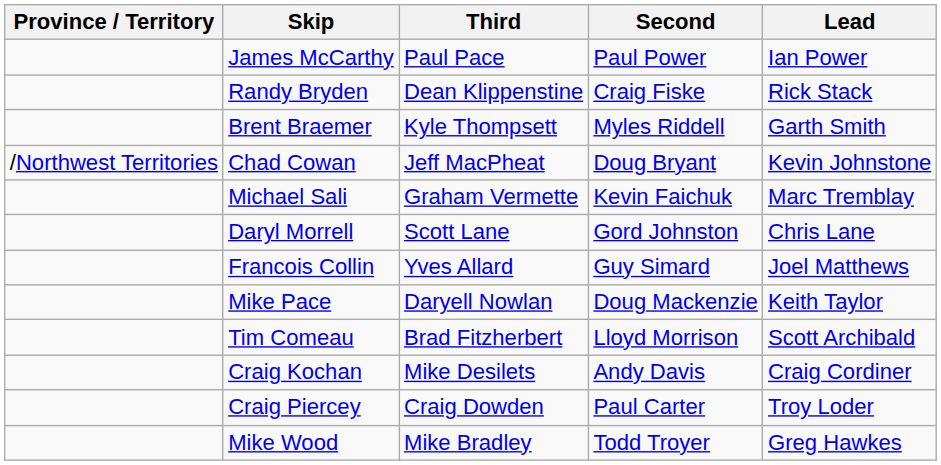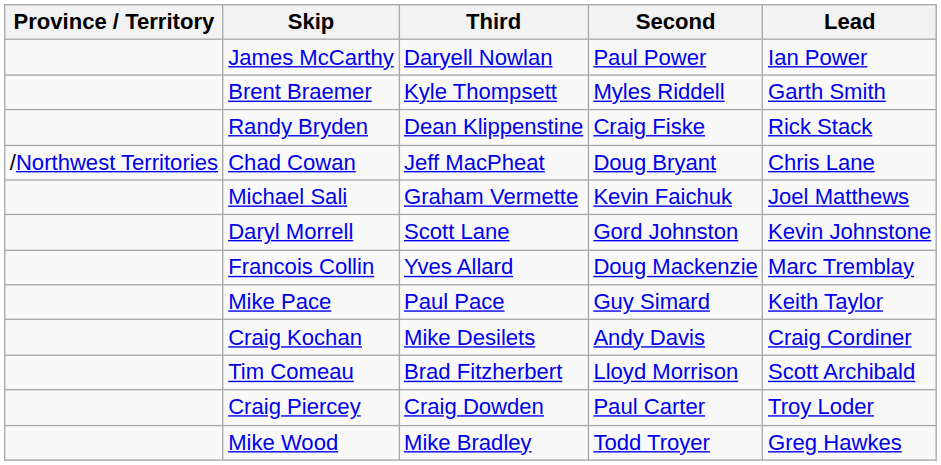(454, 57) Paul Pace -> (478, 57) Daryell Nowlan
rows swapped: (298, 92) <-> (300, 127)
(850, 162) Kevin Johnstone -> (821, 162) Chris Lane
(841, 197) Marc Tremblay -> (839, 197) Joel Matthews
(821, 232) Chris Lane -> (850, 232) Kevin Johnstone
(652, 267) Guy Simard -> (676, 267) Doug Mackenzie
(839, 267) Joel Matthews -> (841, 267) Marc Tremblay
(478, 302) Daryell Nowlan -> (454, 302) Paul Pace
(676, 302) Doug Mackenzie -> (652, 302) Guy Simard
rows swapped: (291, 337) <-> (295, 372)
